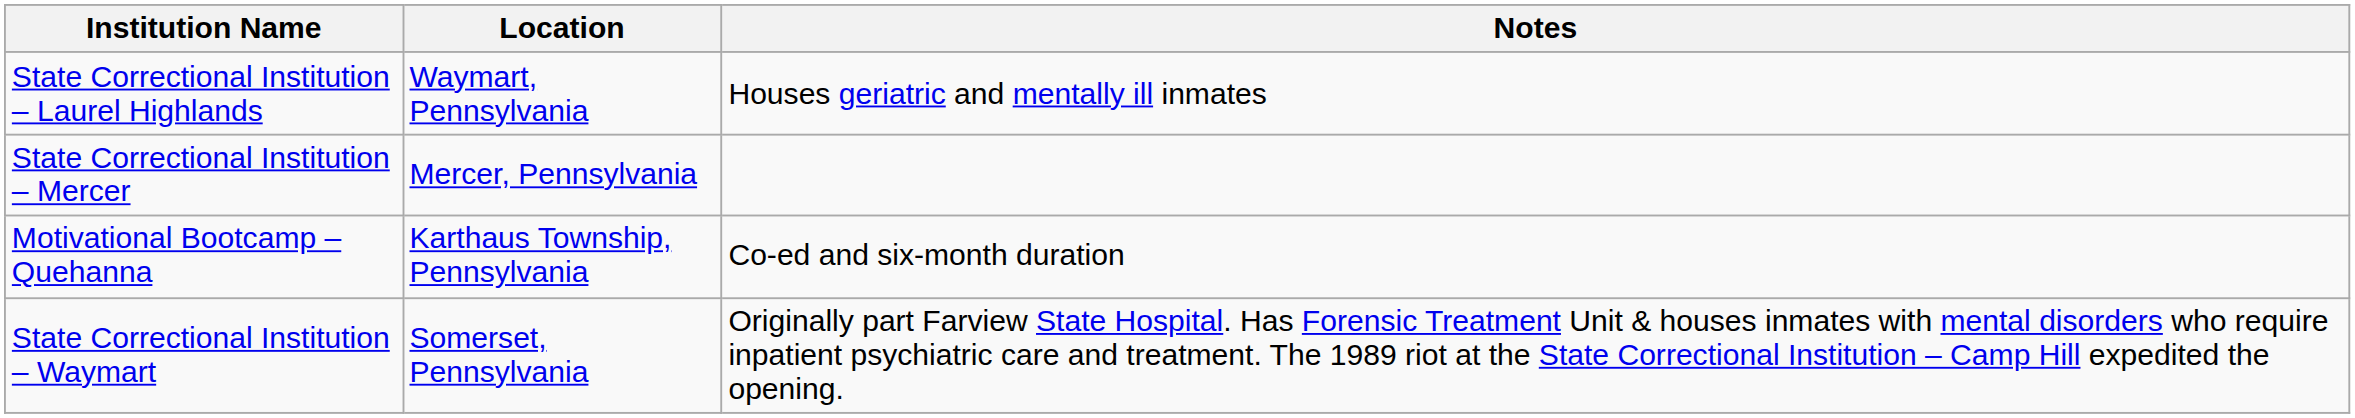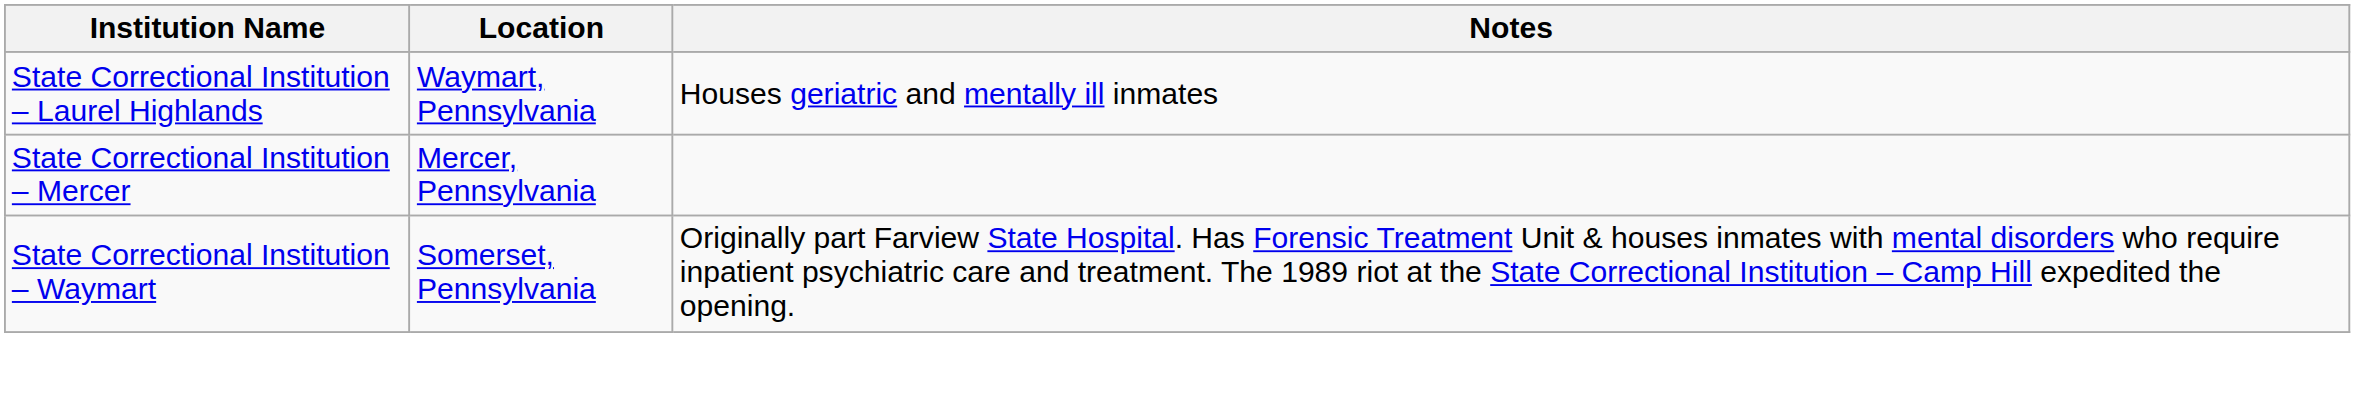- row: (177, 256)
